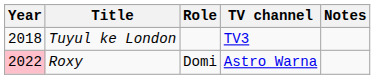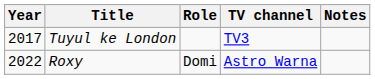(25, 39) 2018 -> (25, 39) 2017
(25, 62) pink background -> (25, 62) no background
